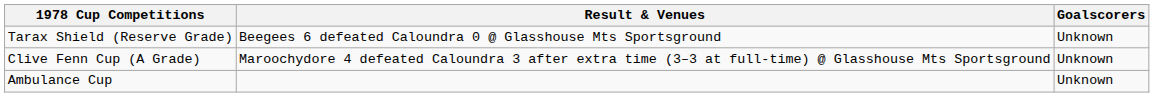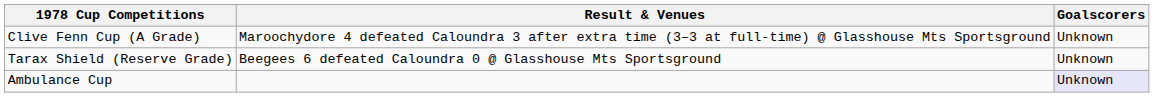rows swapped: (120, 37) <-> (104, 59)
(1085, 81) no background -> (1085, 81) lavender background
